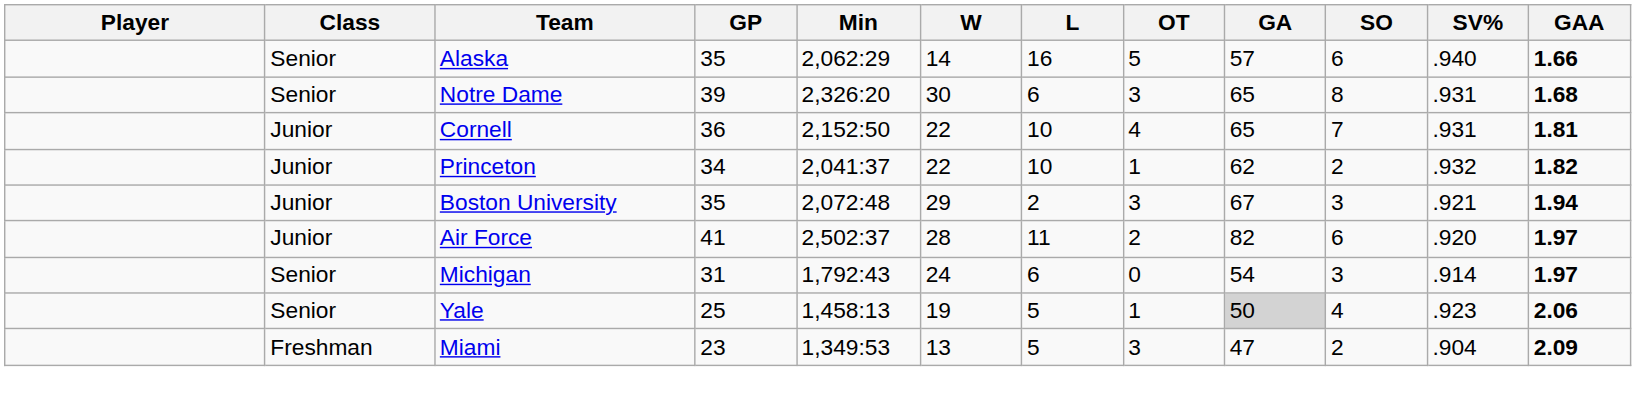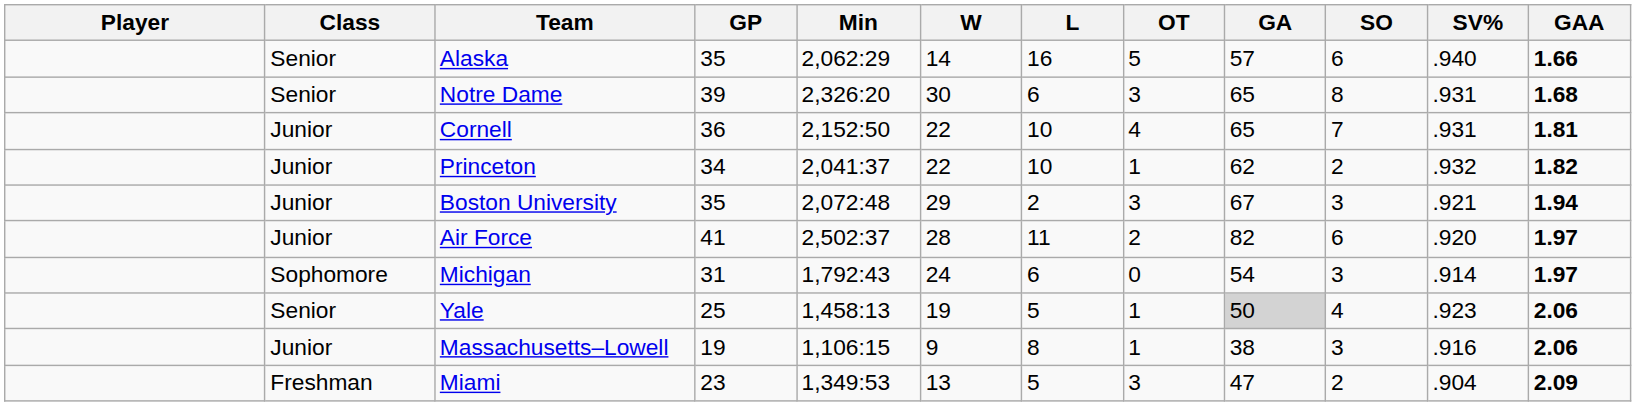(303, 274) Senior -> (329, 274) Sophomore
+ row: (554, 346)
